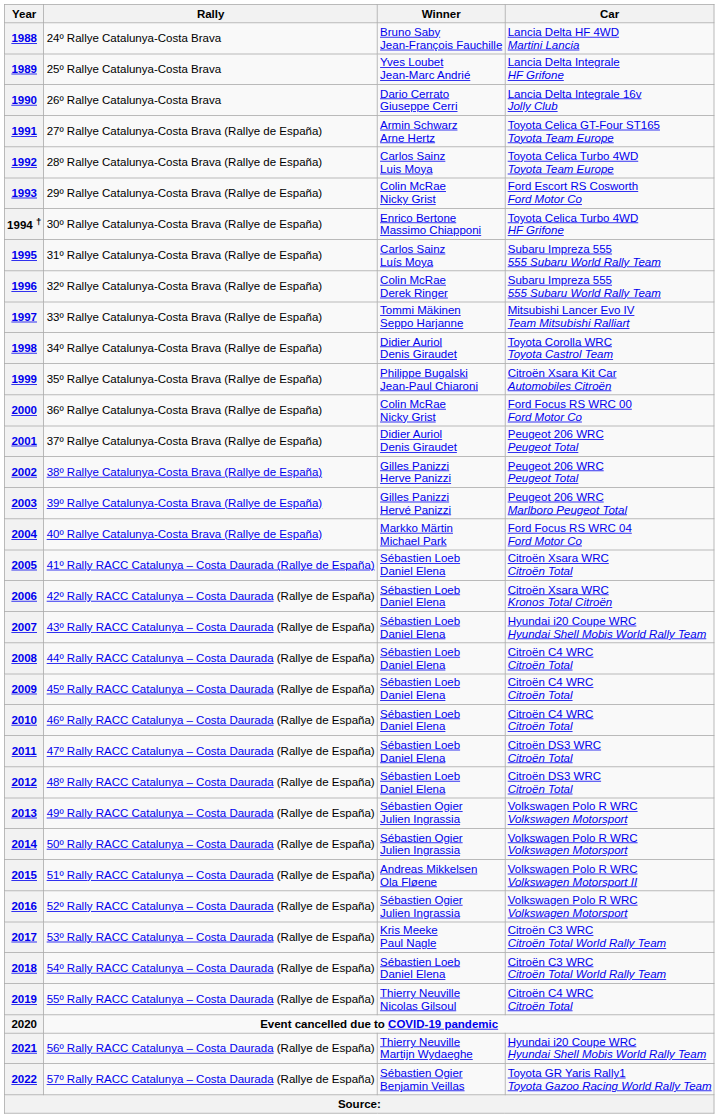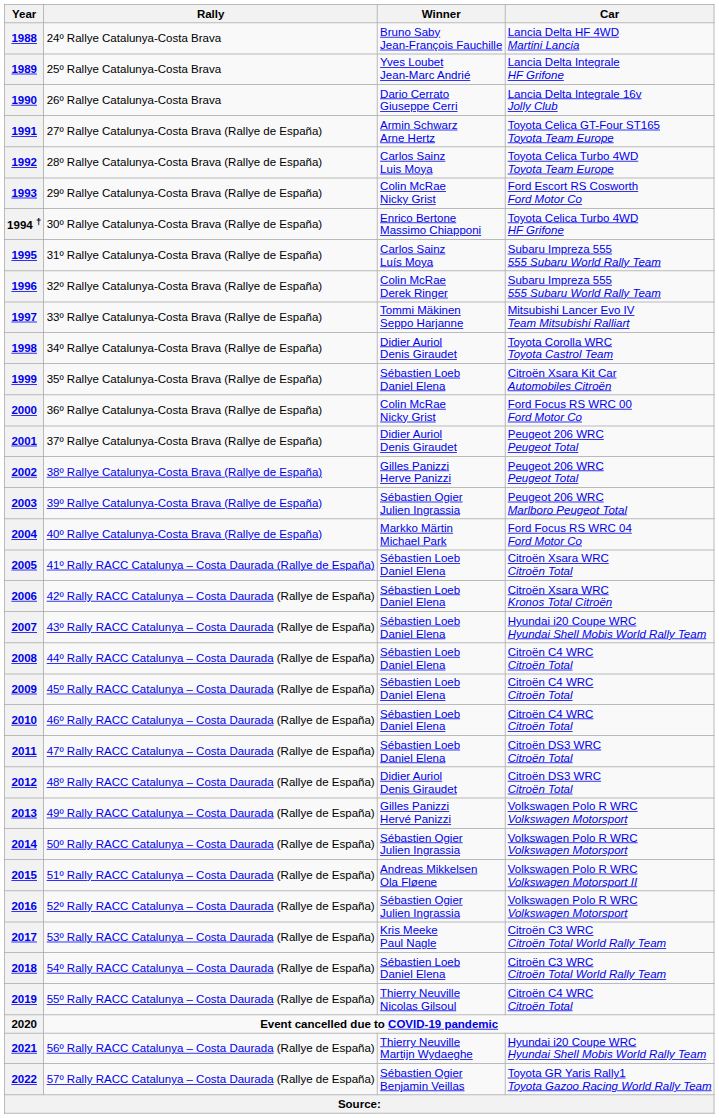(429, 379) Philippe Bugalski Jean-Paul Chiaroni -> (420, 379) Sébastien Loeb Daniel Elena
(416, 503) Gilles Panizzi Hervé Panizzi -> (421, 503) Sébastien Ogier Julien Ingrassia
(420, 782) Sébastien Loeb Daniel Elena -> (418, 782) Didier Auriol Denis Giraudet
(421, 813) Sébastien Ogier Julien Ingrassia -> (416, 813) Gilles Panizzi Hervé Panizzi
